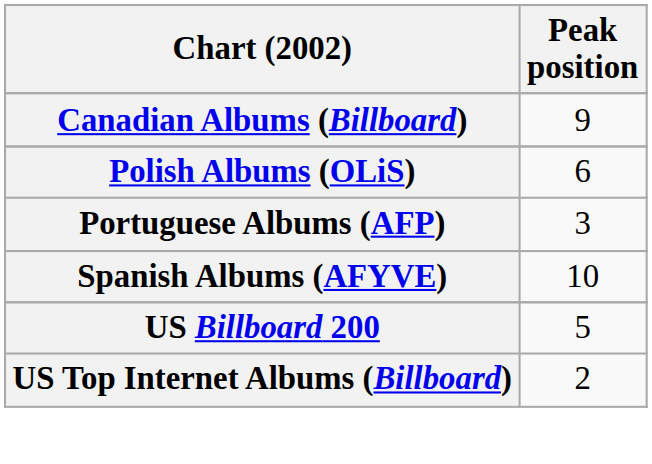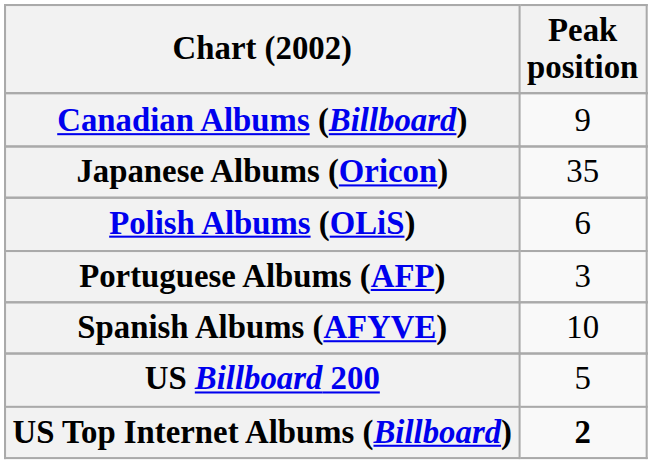+ row: (262, 171)
(583, 379) normal -> (583, 431) bold
